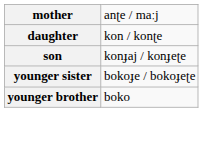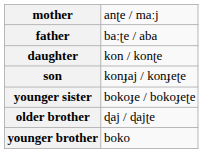+ row: (53, 35)
+ row: (53, 117)
